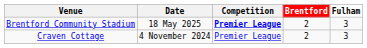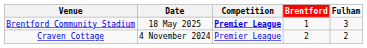(306, 24) 2 -> (306, 24) 1
(346, 37) 3 -> (346, 37) 2
